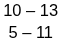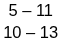rows swapped: (31, 33) <-> (31, 10)
